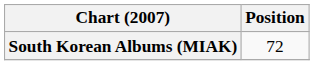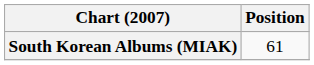(275, 45) 72 -> (275, 45) 61
